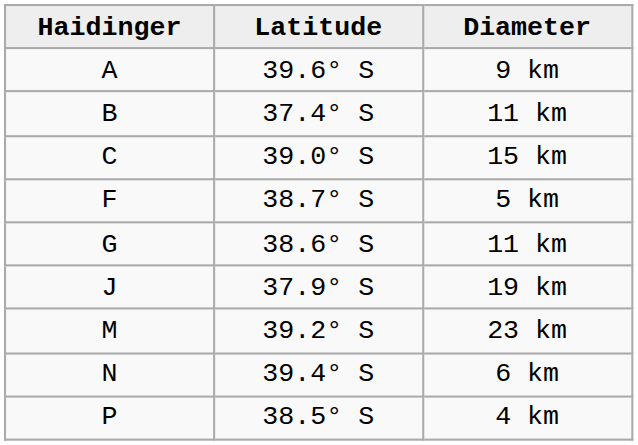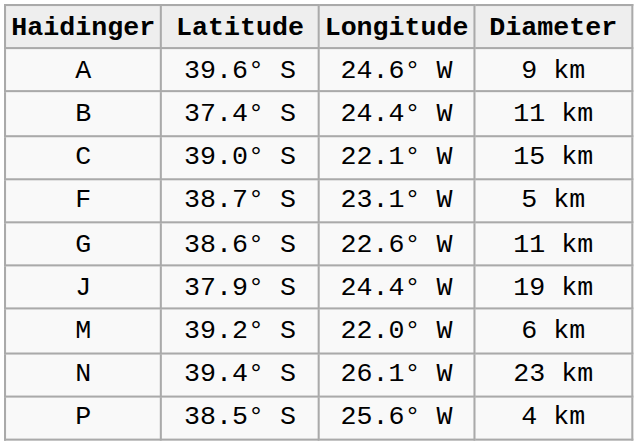+ column: (397, 27)
(527, 331) 23 km -> (553, 331) 6 km
(527, 374) 6 km -> (553, 374) 23 km
